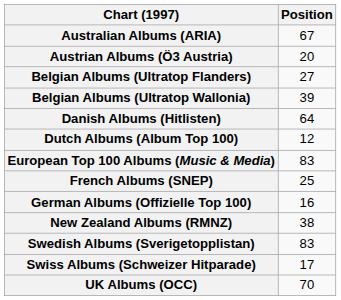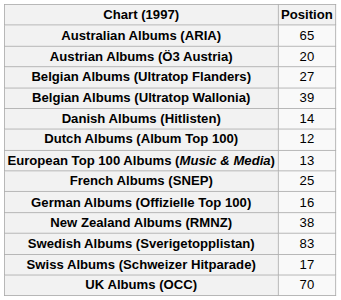(307, 35) 67 -> (307, 35) 65
(307, 118) 64 -> (307, 118) 14
(307, 160) 83 -> (307, 160) 13
